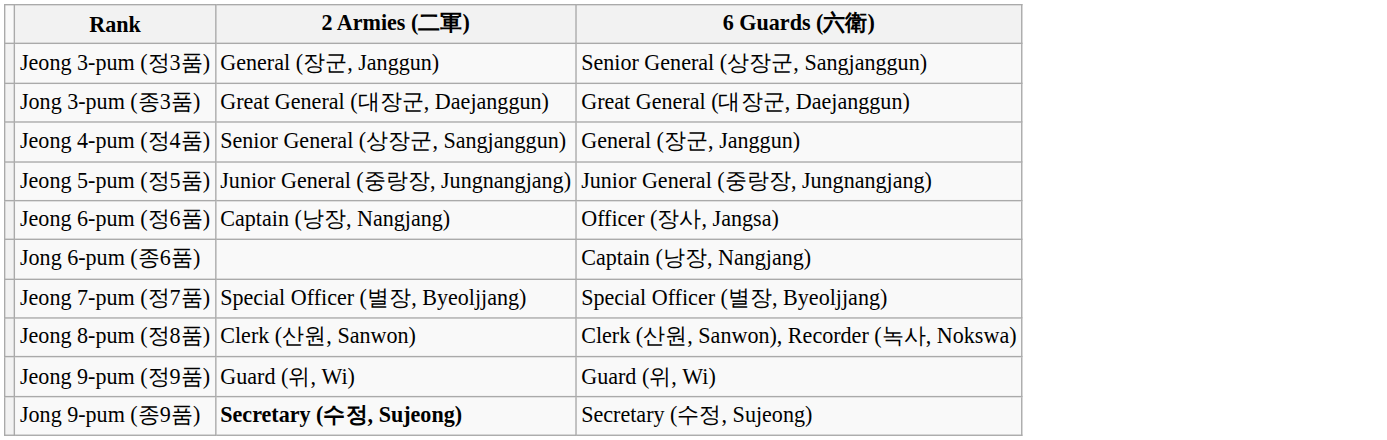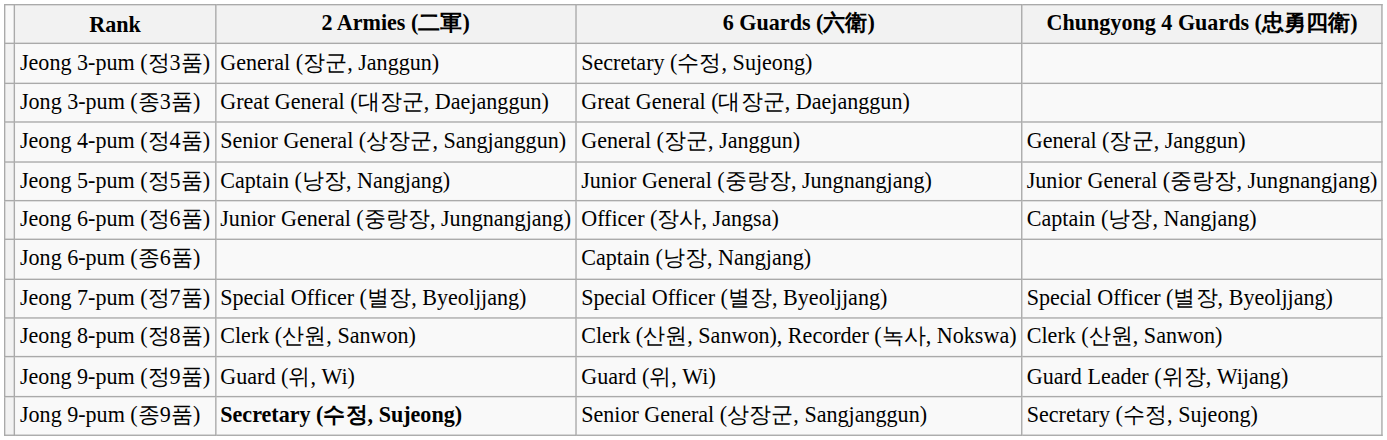+ column: (1202, 23)
(754, 62) Senior General (상장군, Sangjanggun) -> (697, 62) Secretary (수정, Sujeong)
(396, 180) Junior General (중랑장, Jungnangjang) -> (335, 180) Captain (낭장, Nangjang)
(335, 219) Captain (낭장, Nangjang) -> (396, 219) Junior General (중랑장, Jungnangjang)
(697, 414) Secretary (수정, Sujeong) -> (754, 414) Senior General (상장군, Sangjanggun)
